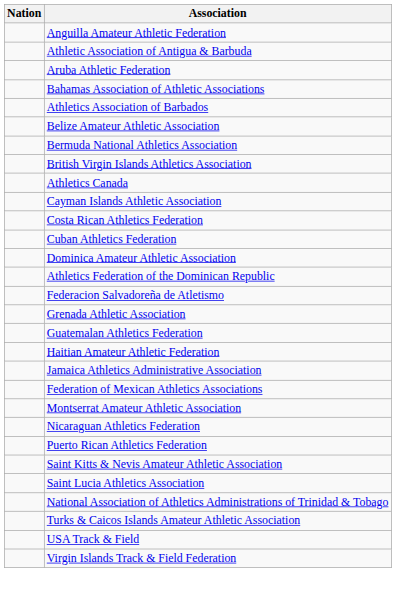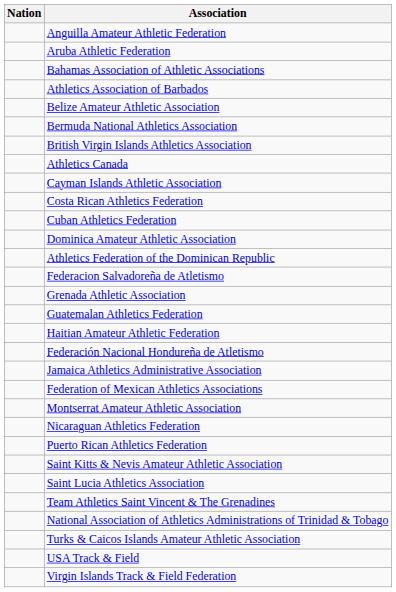- row: (149, 51)
+ row: (155, 351)
+ row: (161, 502)
